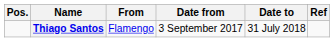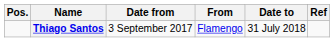columns swapped: (131, 12) <-> (201, 12)
